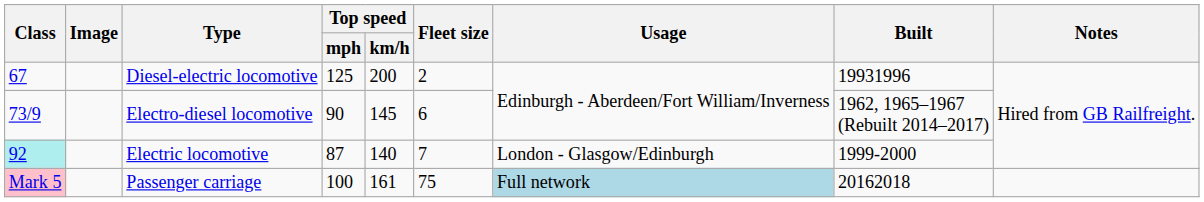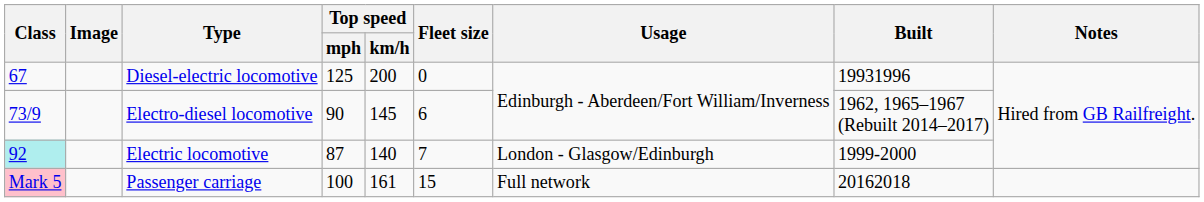(422, 76) 2 -> (422, 76) 0
(427, 182) 75 -> (427, 182) 15
(544, 182) lightblue background -> (544, 182) no background
